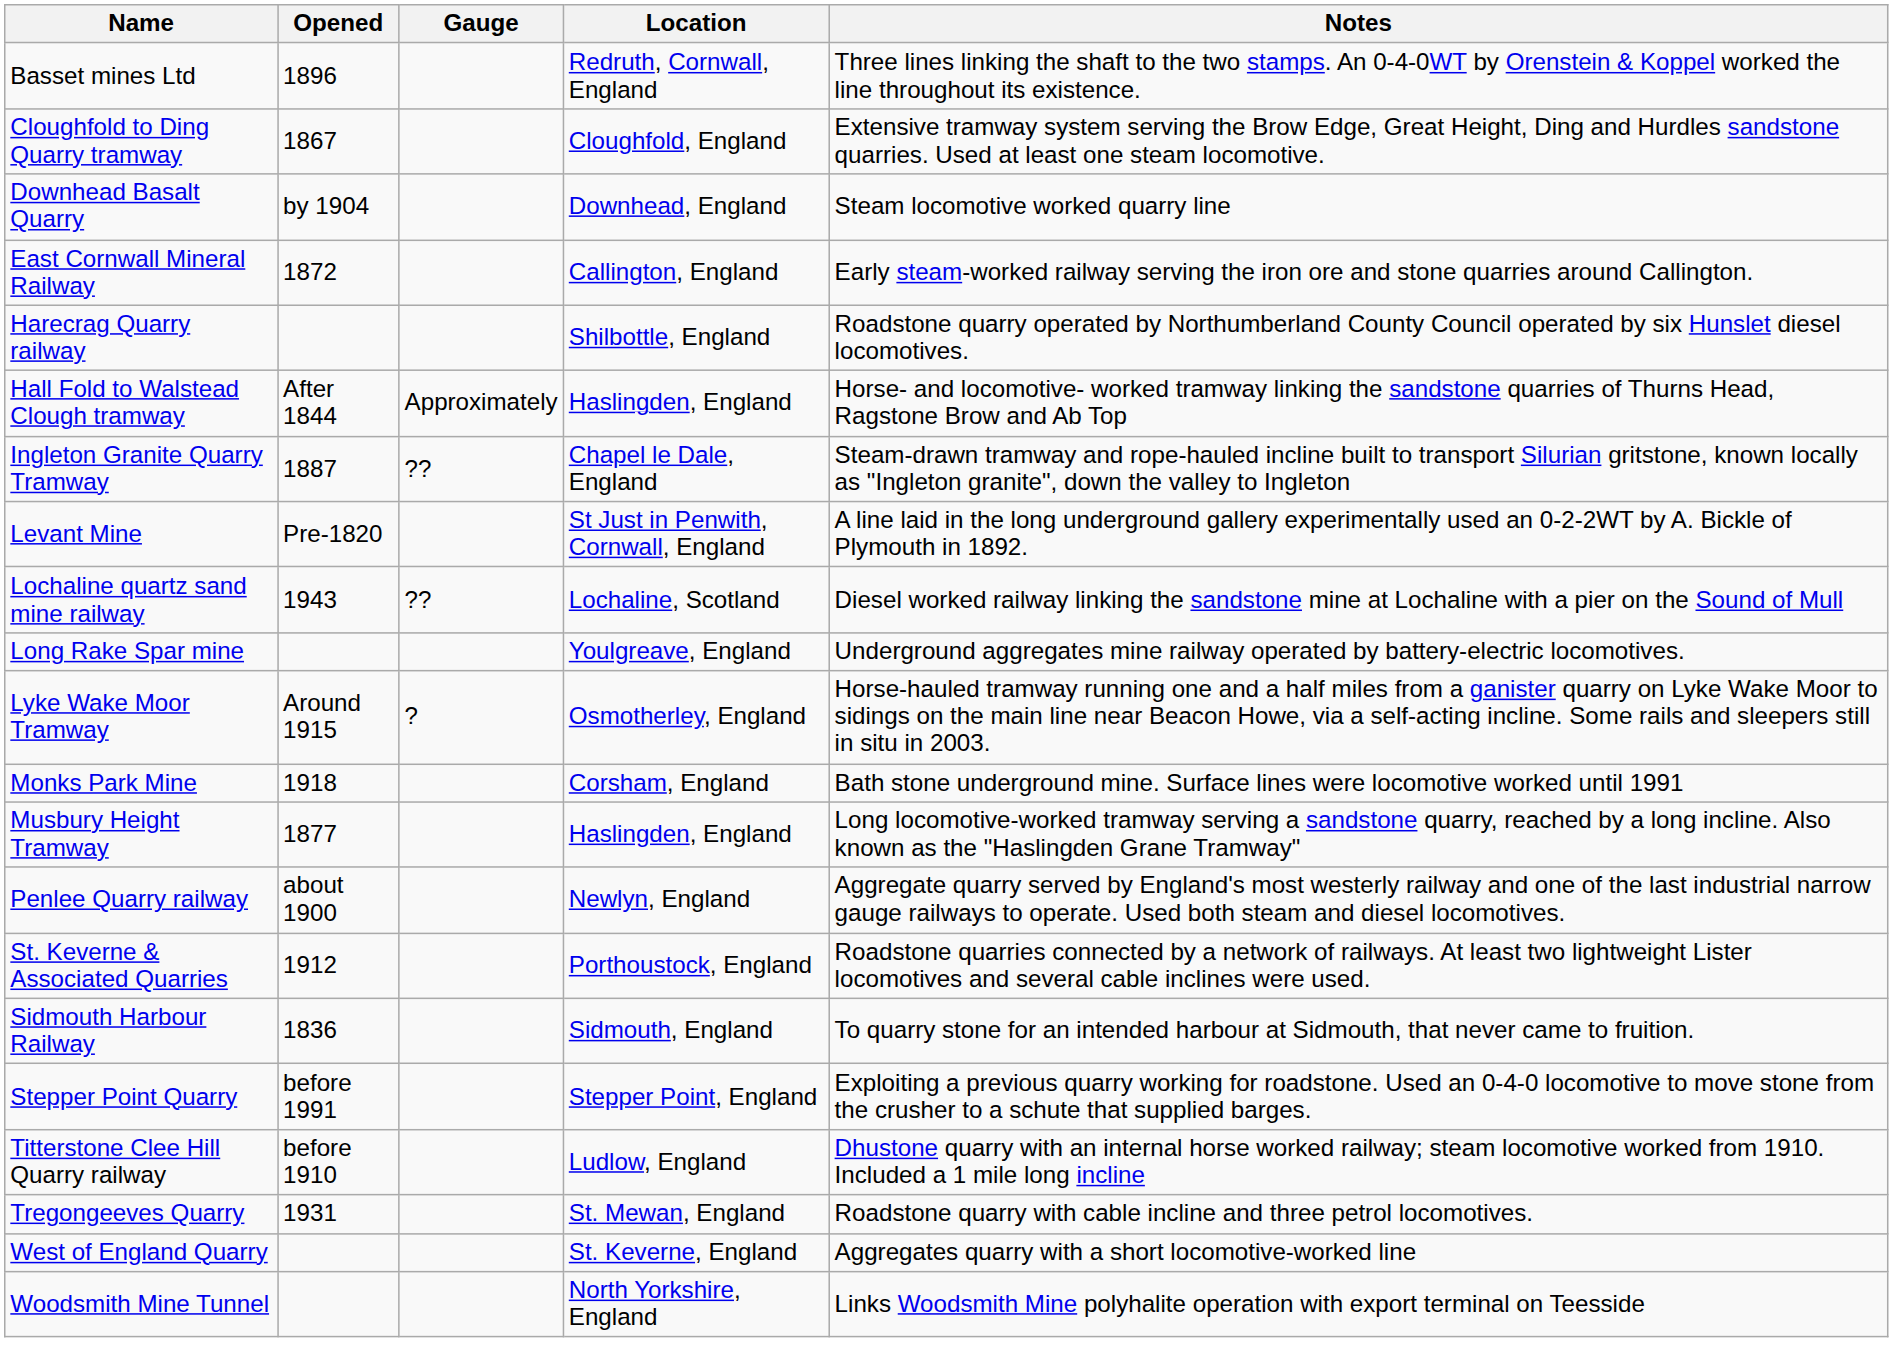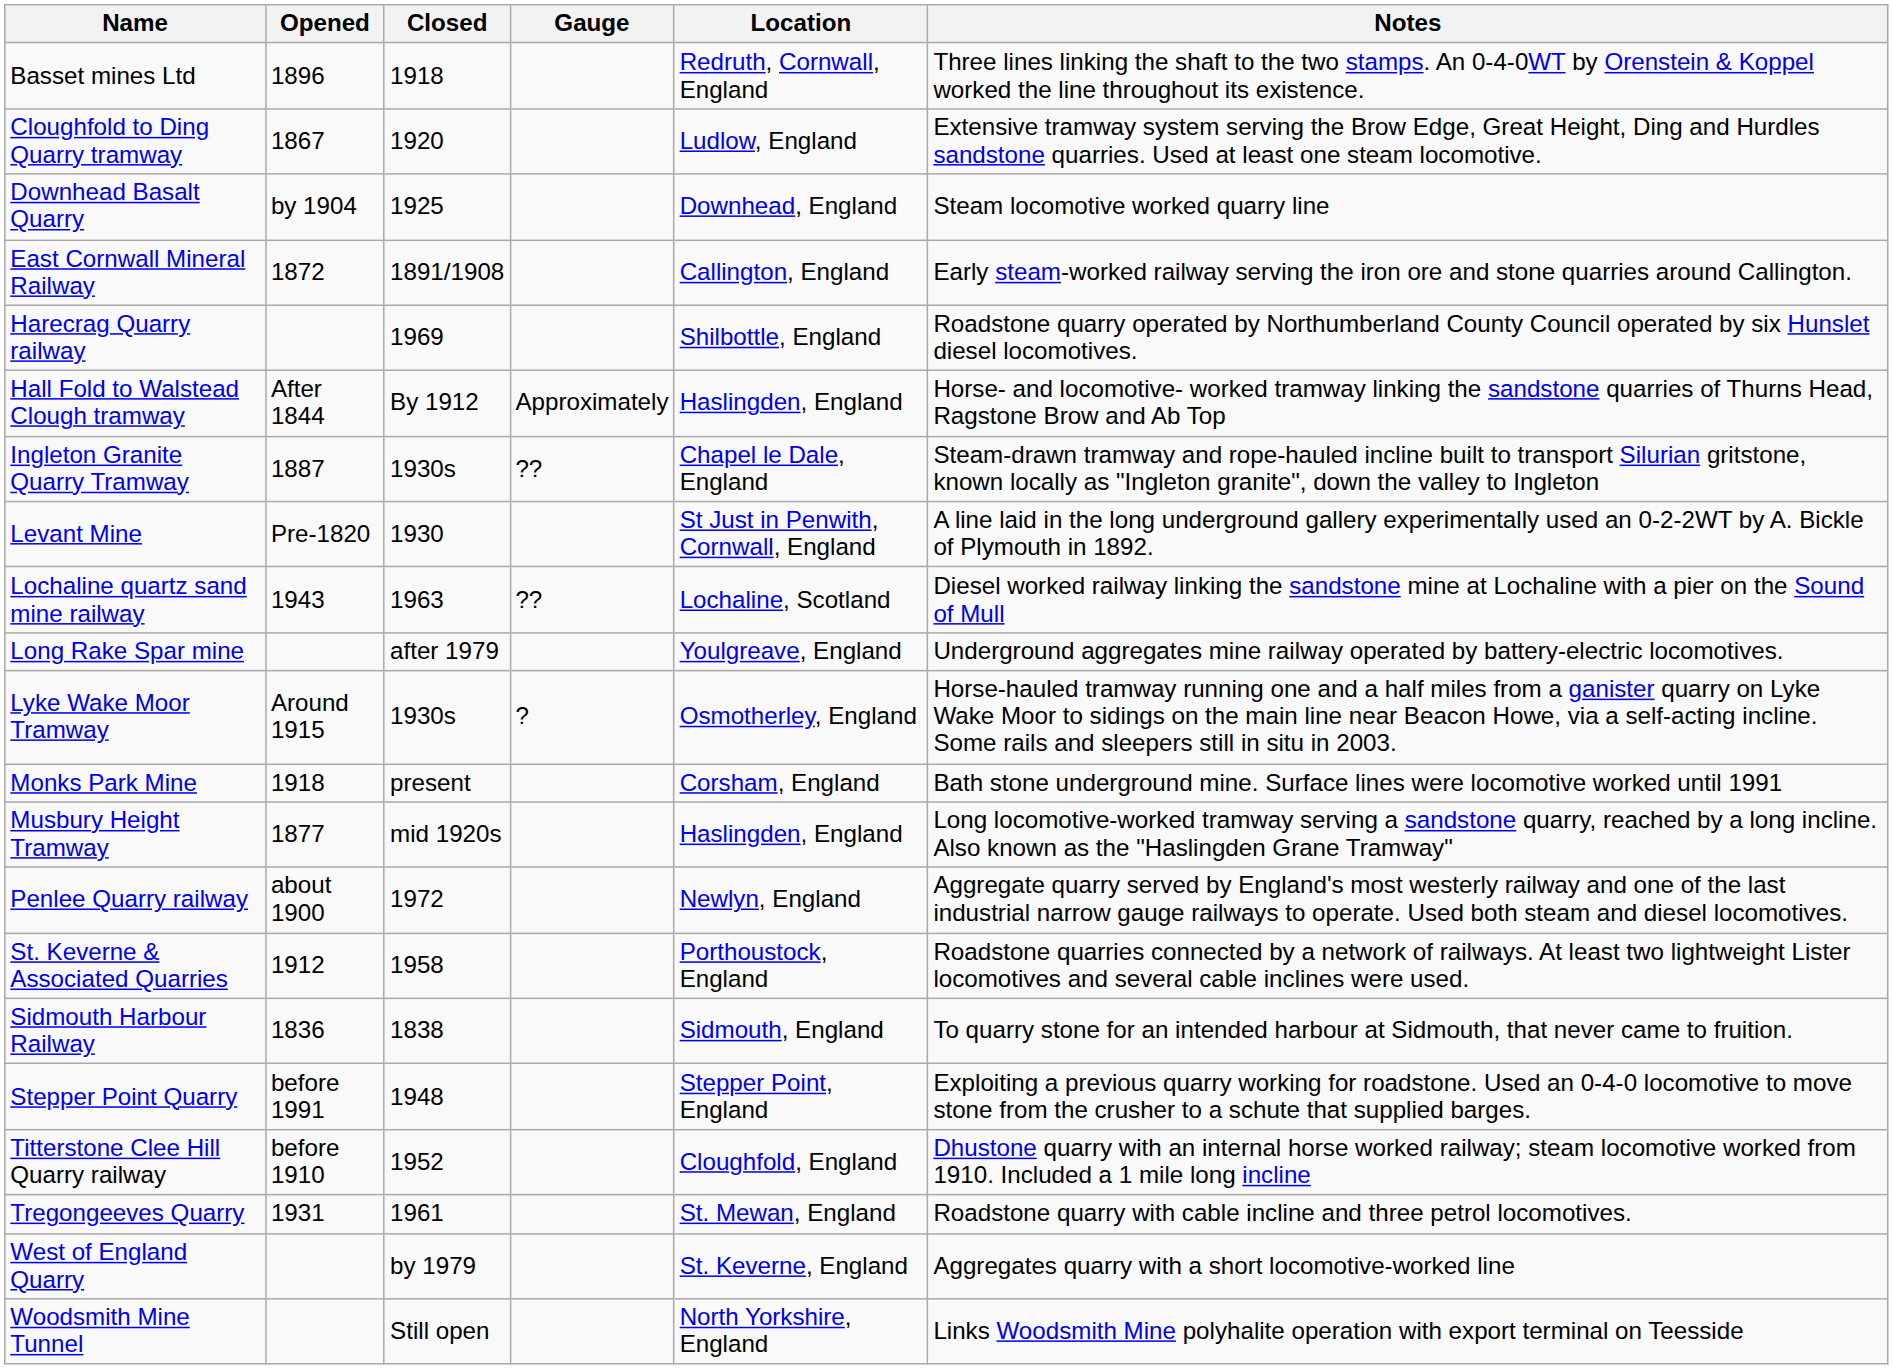+ column: (447, 23)
(678, 141) Cloughfold, England -> (768, 141) Ludlow, England
(657, 1161) Ludlow, England -> (788, 1161) Cloughfold, England
